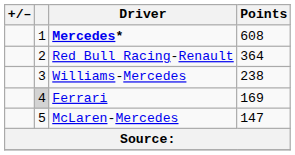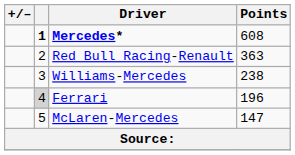(42, 36) normal -> (42, 36) bold
(252, 56) 364 -> (252, 56) 363
(252, 98) 169 -> (252, 98) 196
